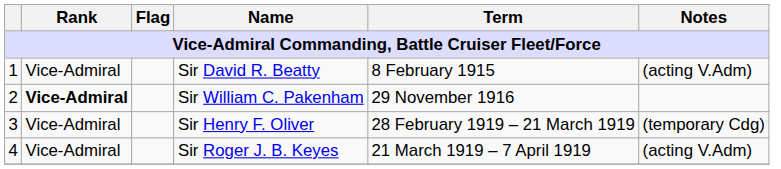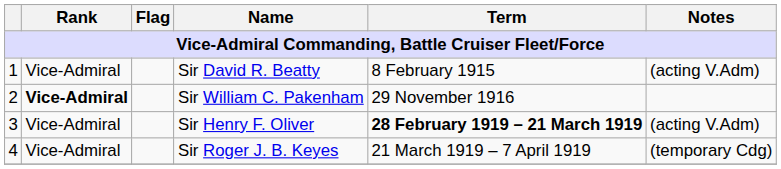(503, 124) normal -> (507, 124) bold
(704, 124) (temporary Cdg) -> (705, 124) (acting V.Adm)
(697, 151) (acting V.Adm) -> (711, 151) (temporary Cdg)
